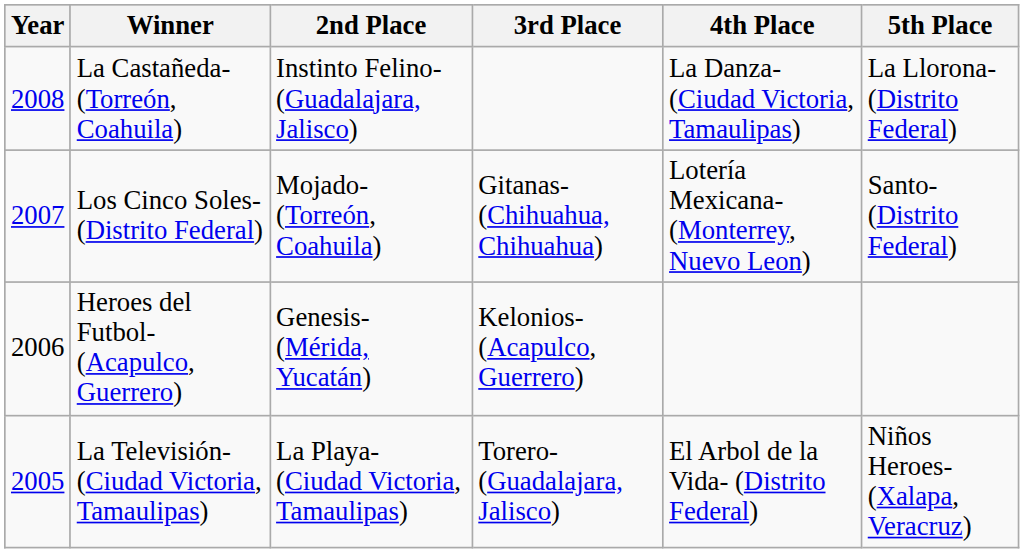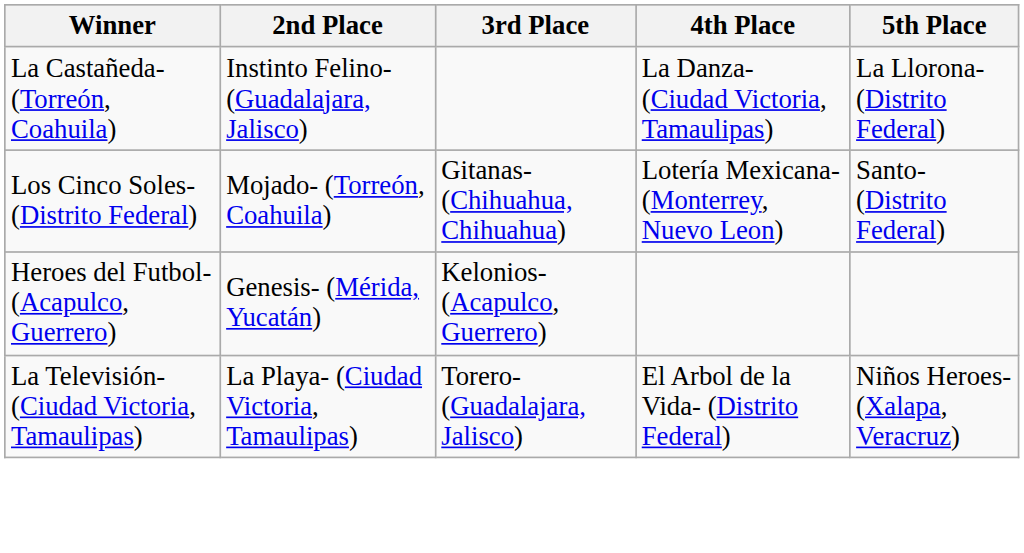- column: (38, 25)
